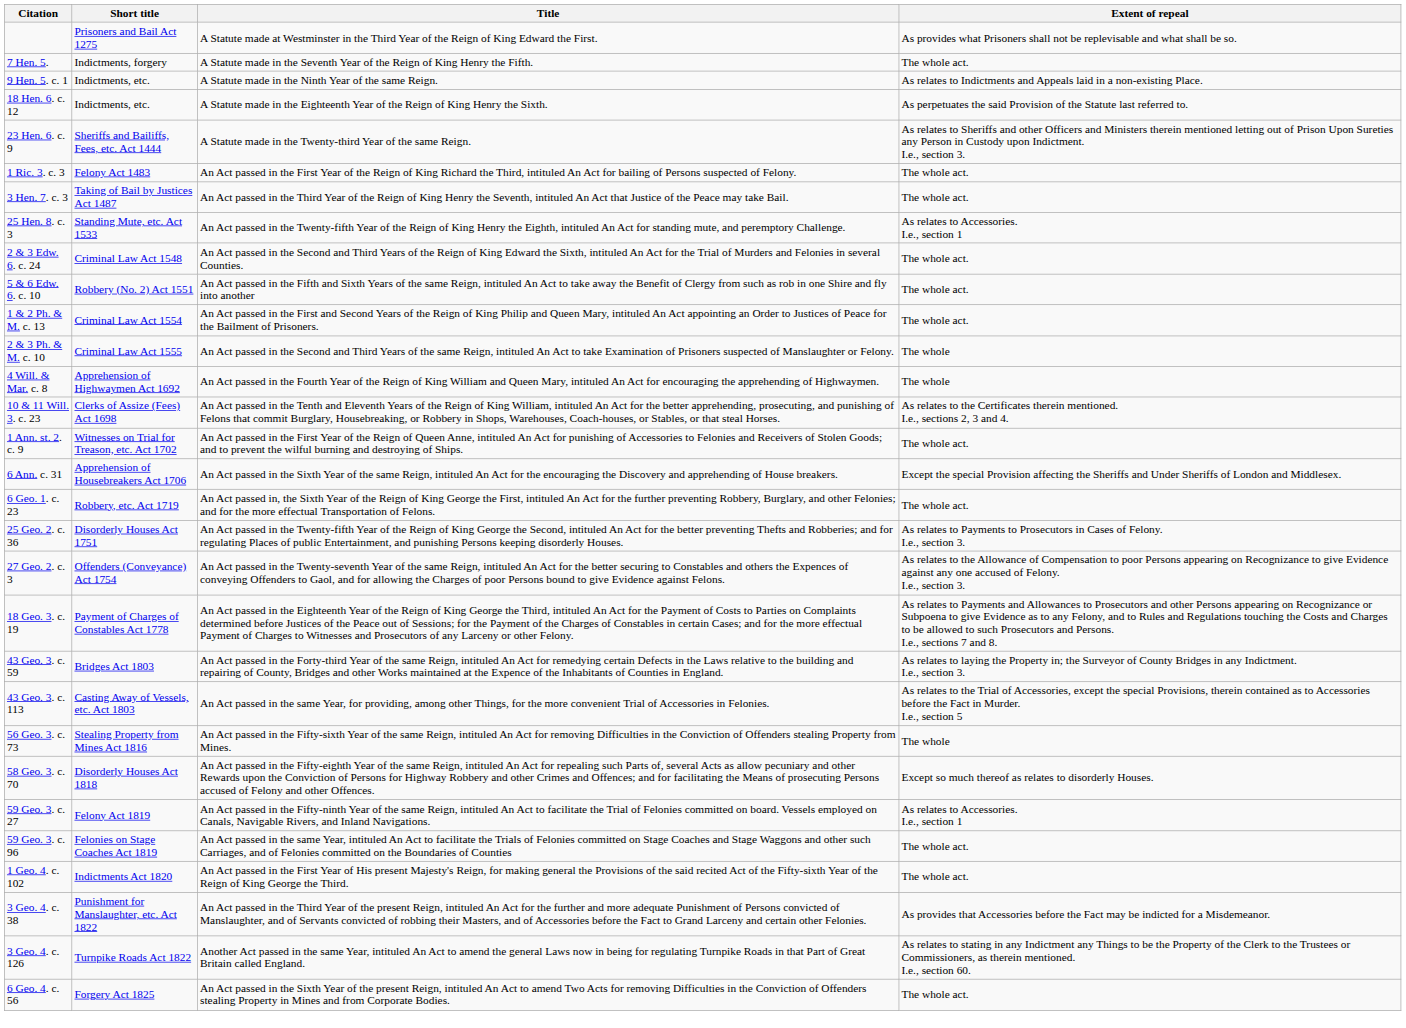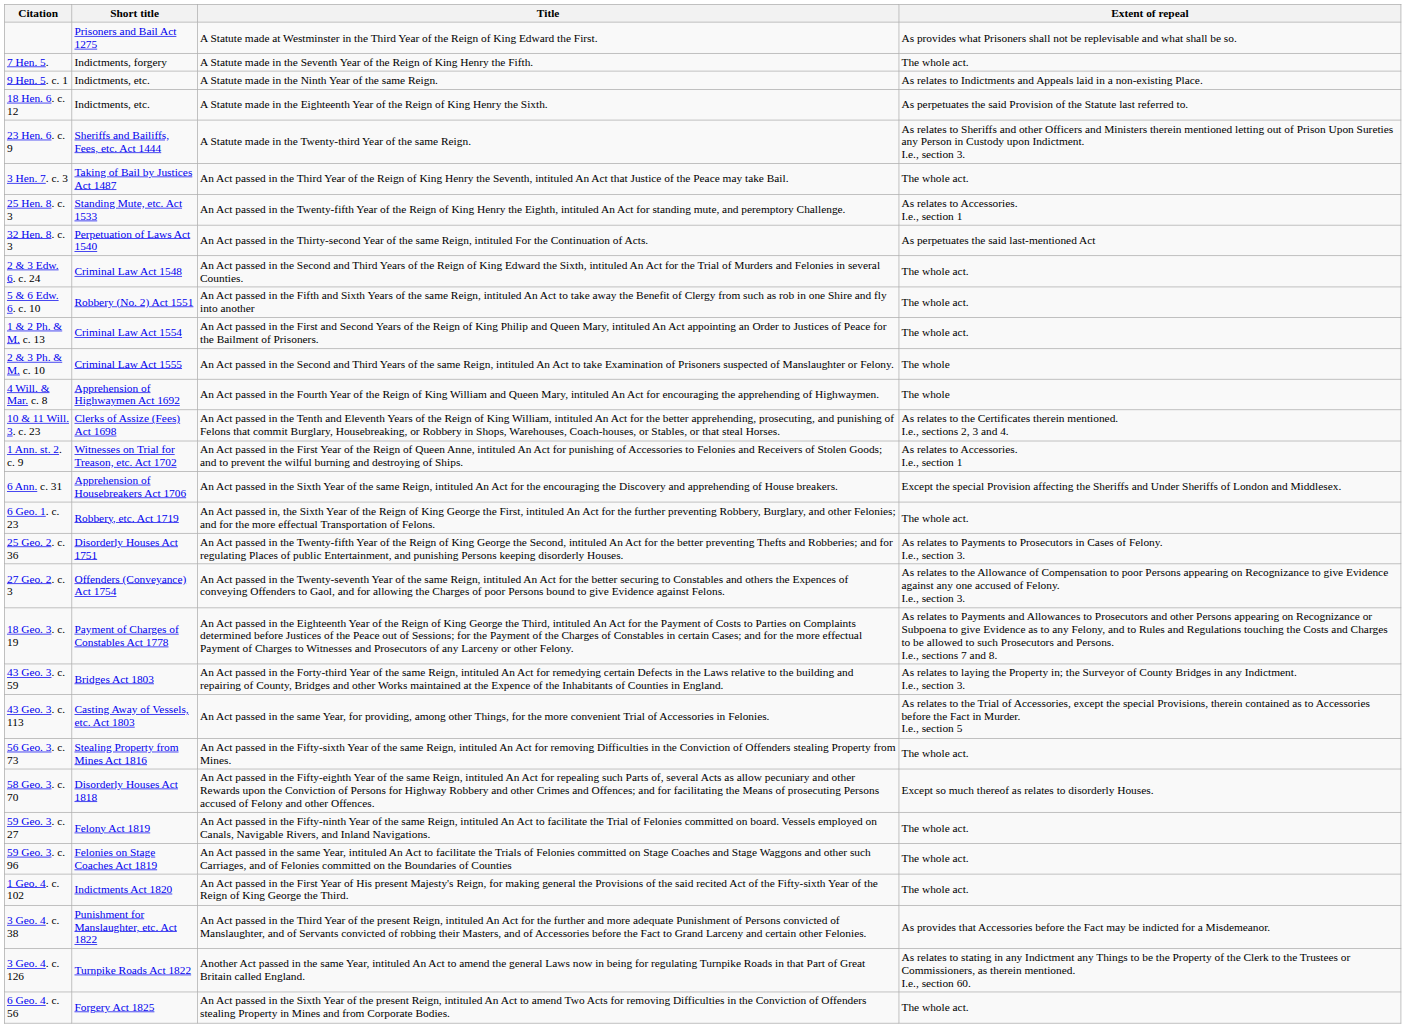- row: (36, 172)
+ row: (36, 240)
(935, 443) The whole act. -> (959, 456) As relates to Accessories. I.e., section 1
(926, 740) The whole -> (935, 753) The whole act.
(959, 815) As relates to Accessories. I.e., section 1 -> (935, 828) The whole act.
